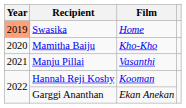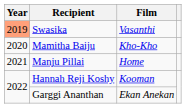(132, 29) Home -> (137, 29) Vasanthi
(137, 62) Vasanthi -> (132, 62) Home
